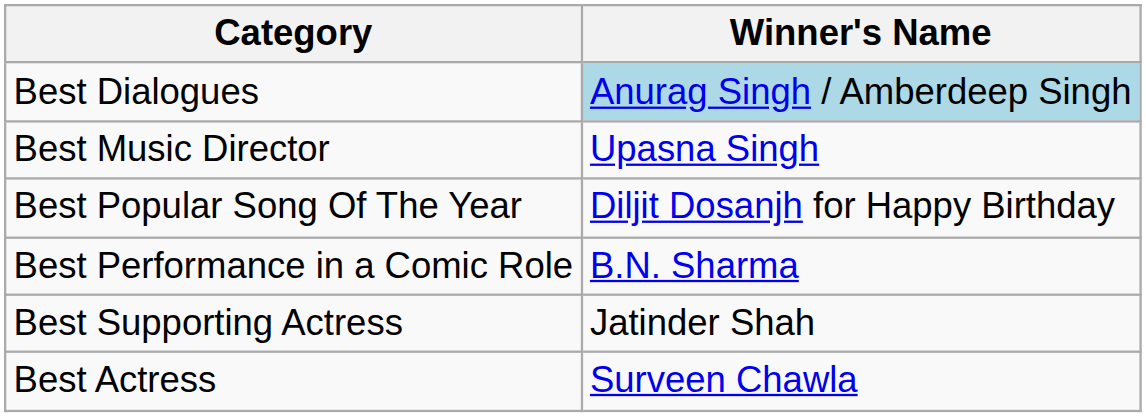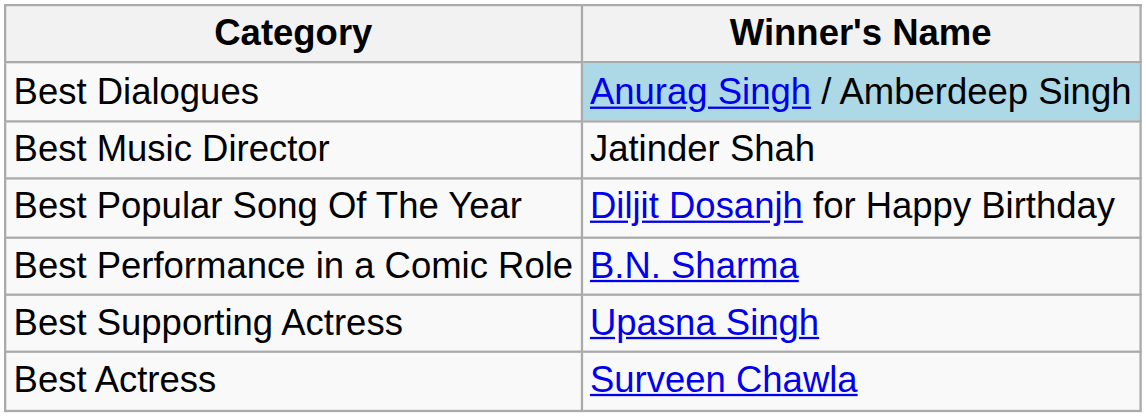(705, 149) Upasna Singh -> (703, 149) Jatinder Shah
(703, 322) Jatinder Shah -> (705, 322) Upasna Singh
